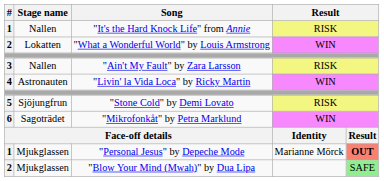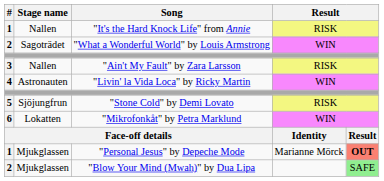(43, 45) Lokatten -> (43, 45) Sagoträdet
(43, 119) Sagoträdet -> (43, 119) Lokatten
